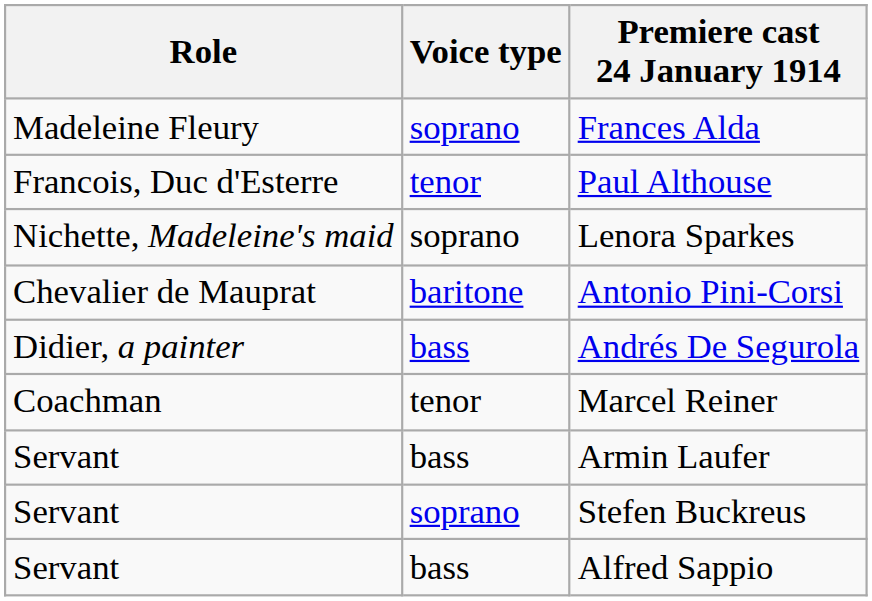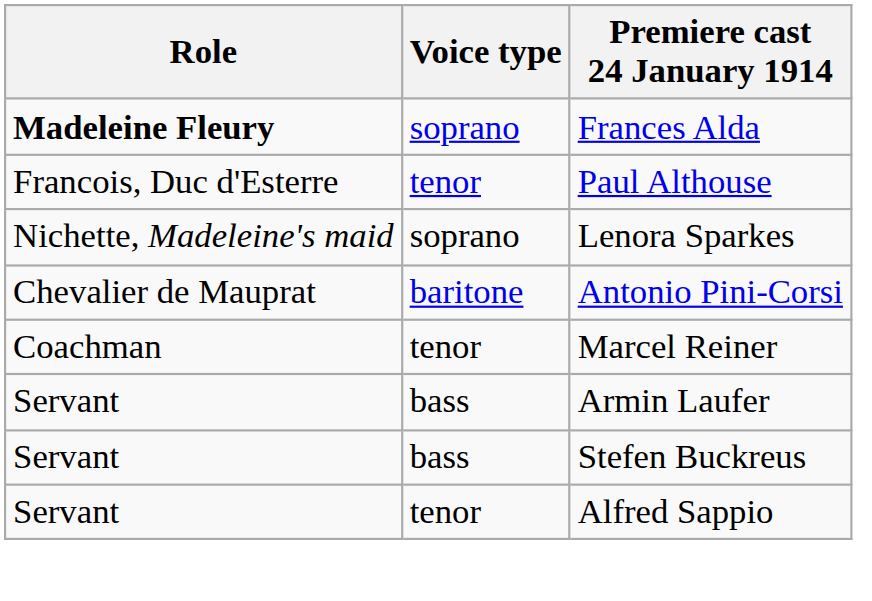(136, 126) normal -> (144, 126) bold
- row: (718, 346)
(465, 511) soprano -> (440, 456) bass
(440, 566) bass -> (445, 511) tenor
